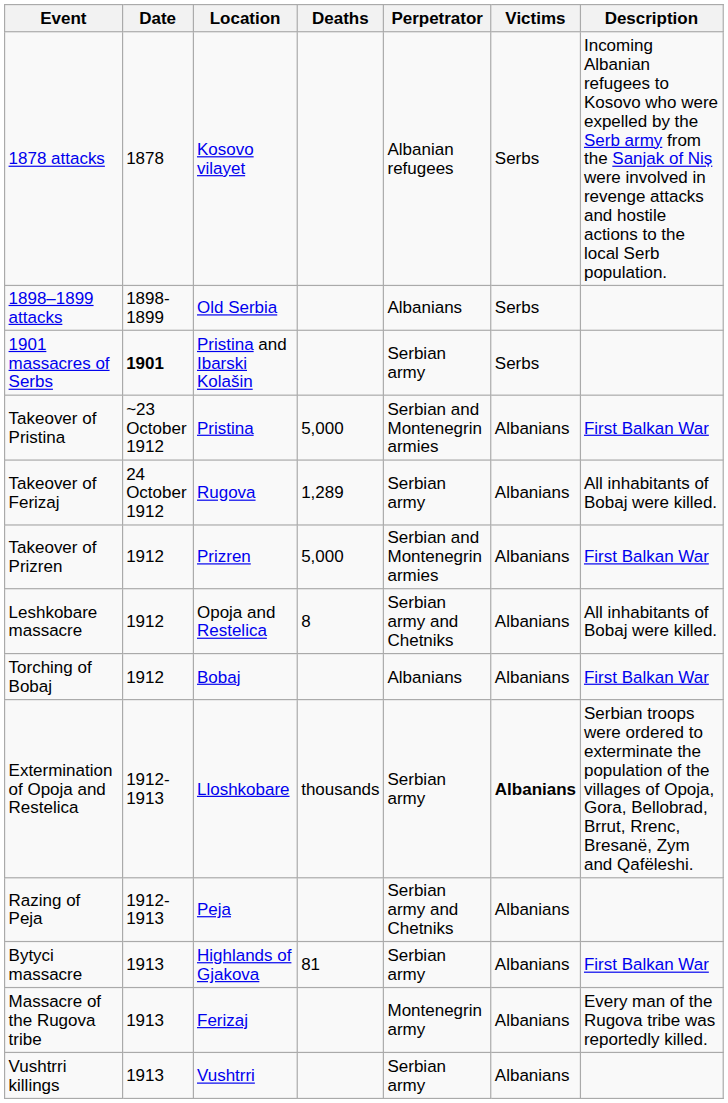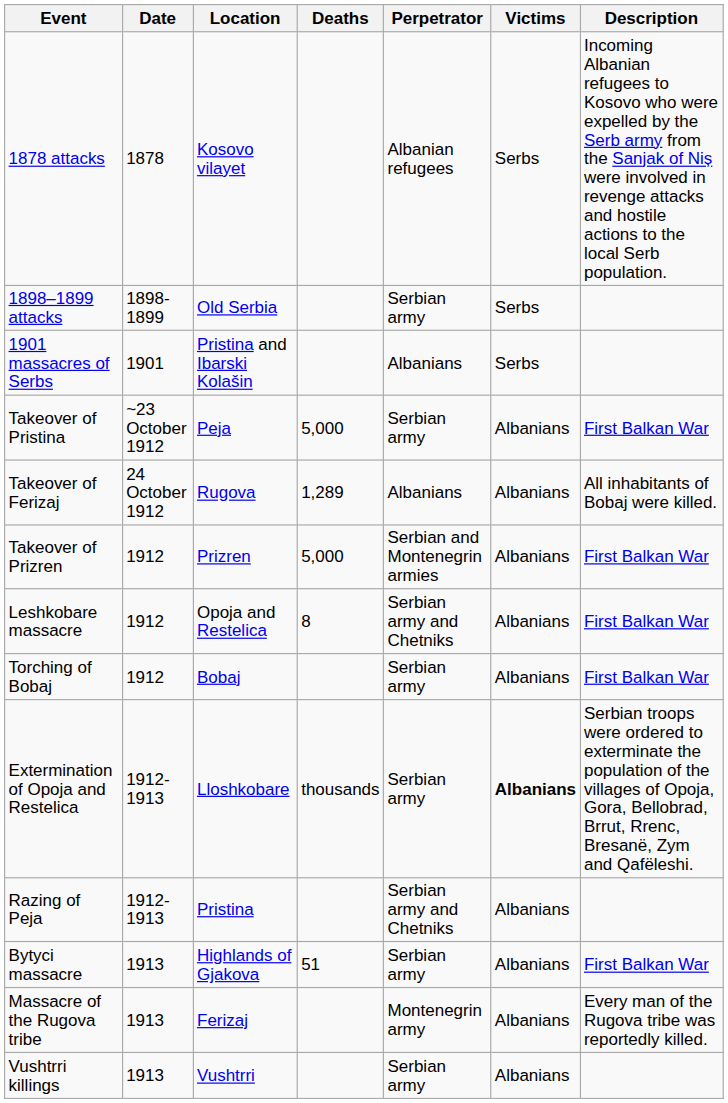(425, 308) Albanians -> (417, 308) Serbian army
(145, 363) bold -> (145, 363) normal
(417, 363) Serbian army -> (425, 363) Albanians
(225, 428) Pristina -> (214, 428) Peja
(435, 428) Serbian and Montenegrin armies -> (417, 428) Serbian army
(417, 492) Serbian army -> (425, 492) Albanians
(651, 622) All inhabitants of Bobaj were killed. -> (646, 622) First Balkan War
(425, 677) Albanians -> (417, 677) Serbian army
(214, 910) Peja -> (225, 910) Pristina
(311, 965) 81 -> (311, 965) 51
